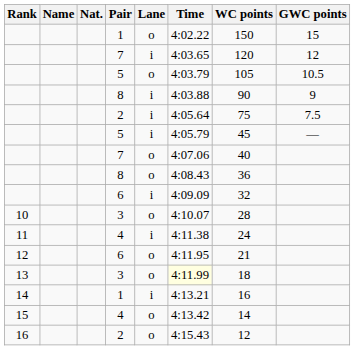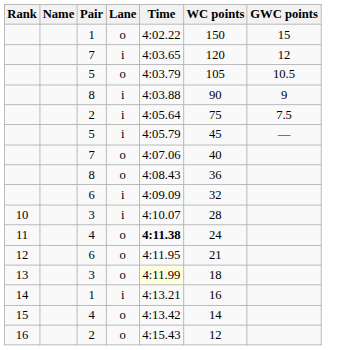- column: (91, 14)
(151, 214) o -> (123, 214) i
(151, 235) i -> (123, 235) o
(190, 235) normal -> (161, 235) bold
